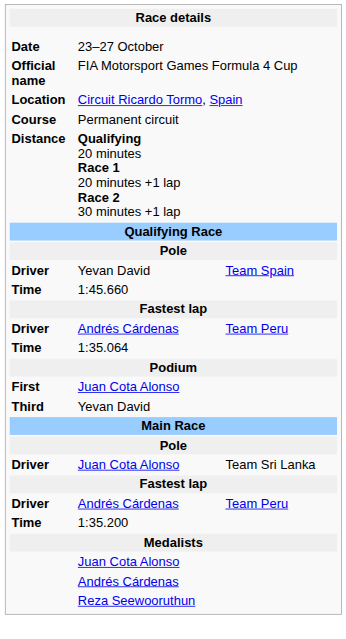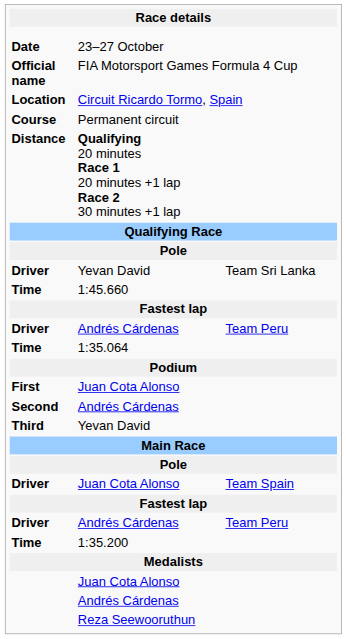(260, 270) Team Spain -> (271, 270) Team Sri Lanka
+ row: (35, 406)
(271, 465) Team Sri Lanka -> (260, 484) Team Spain
